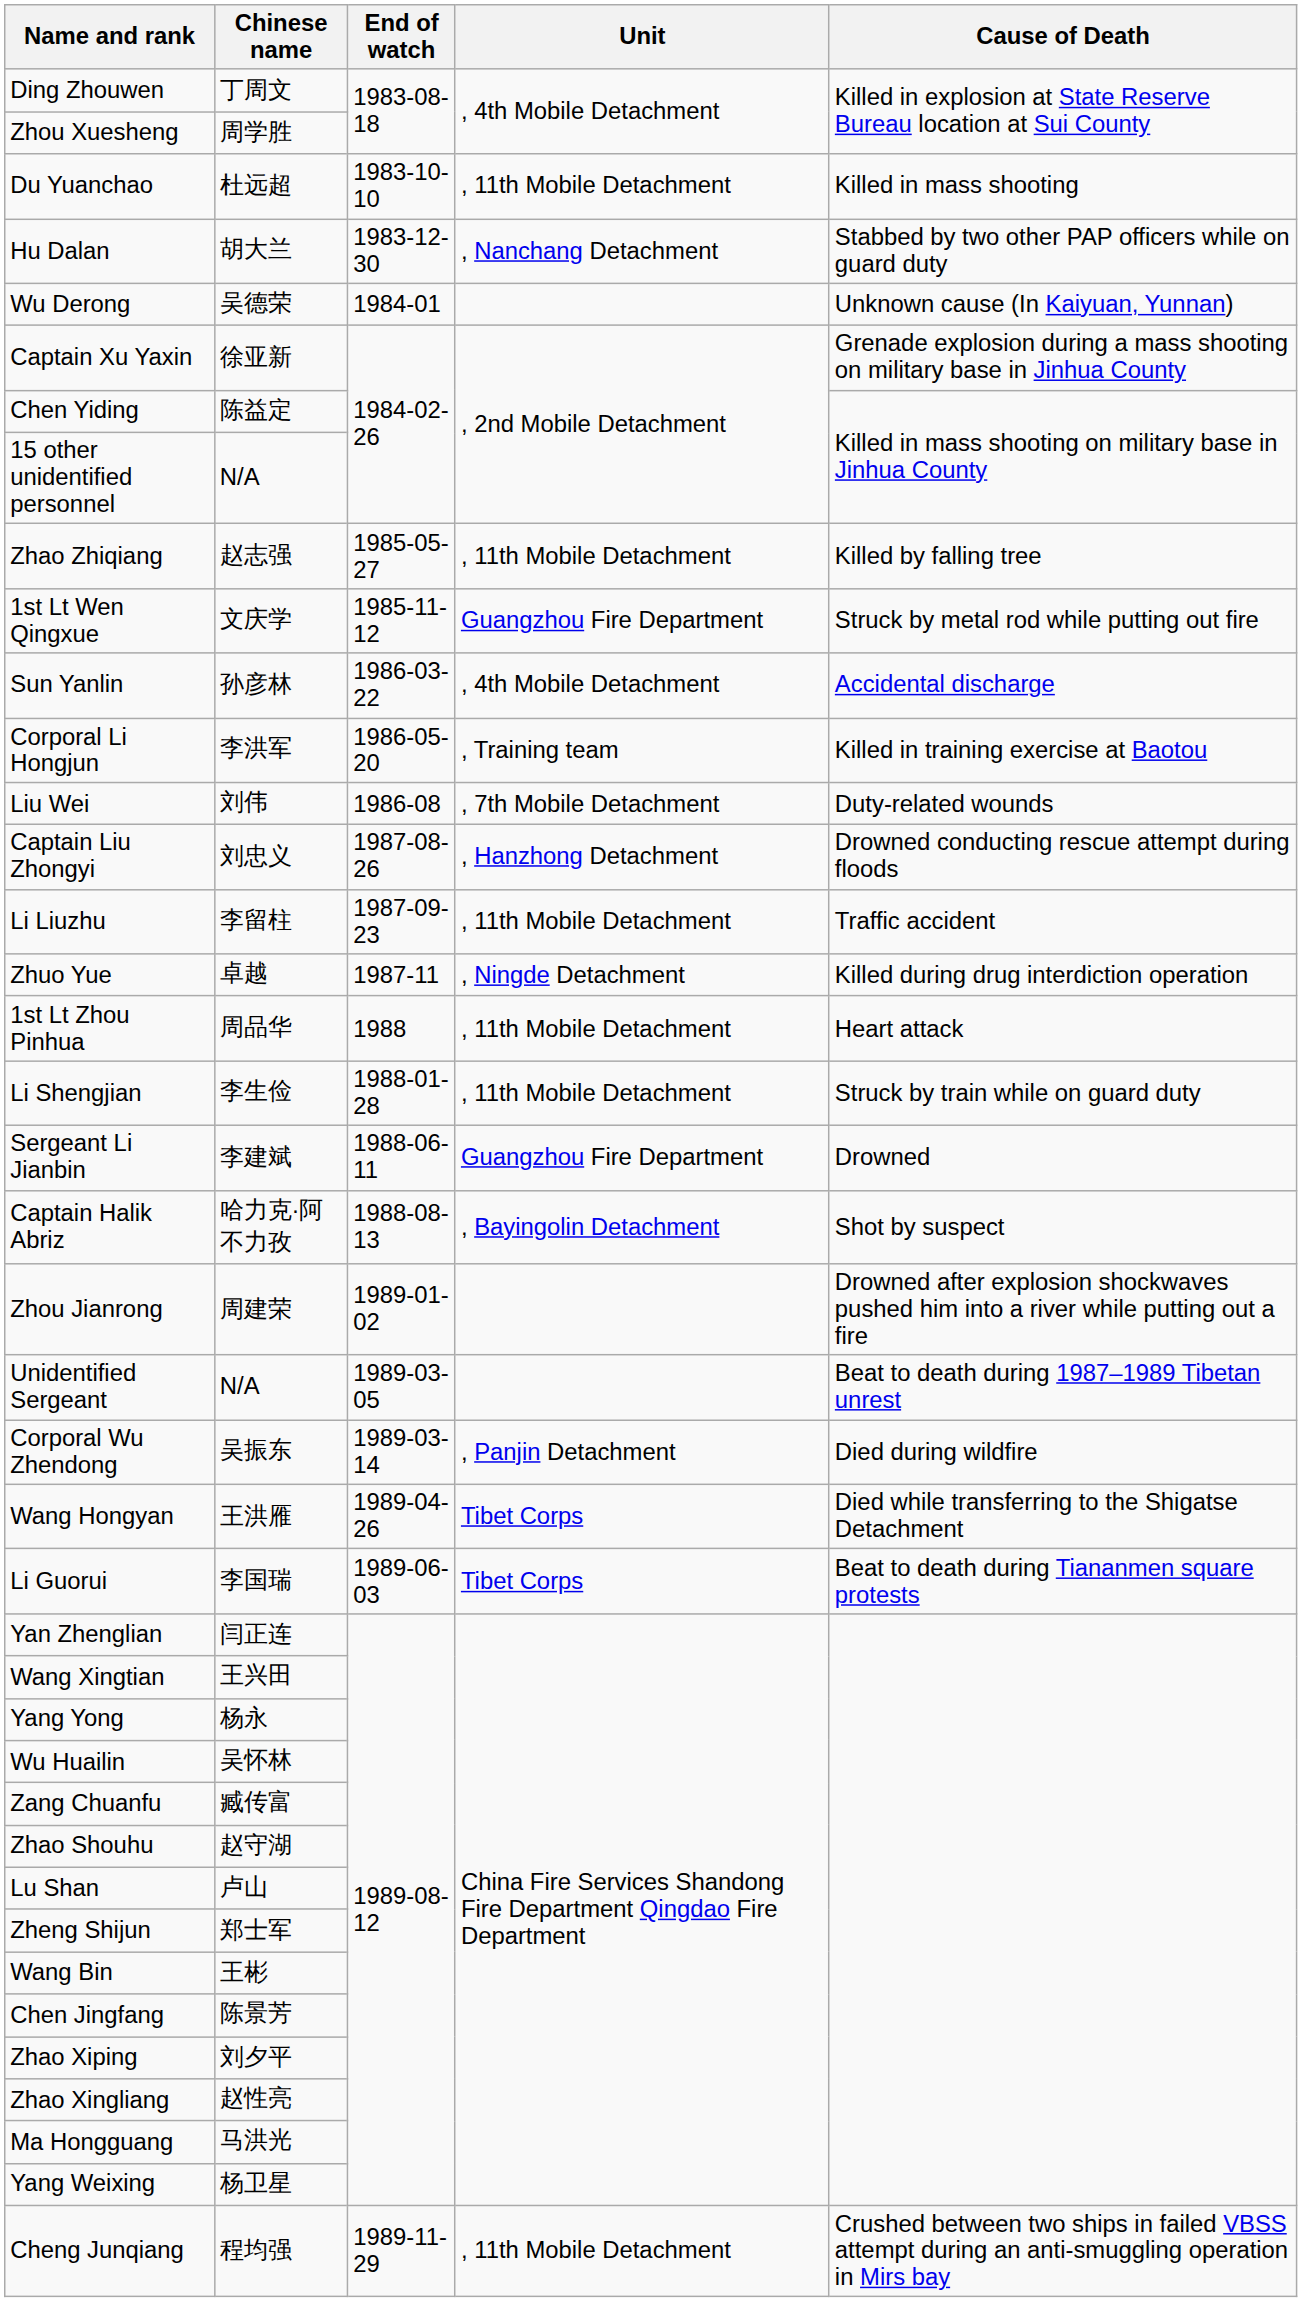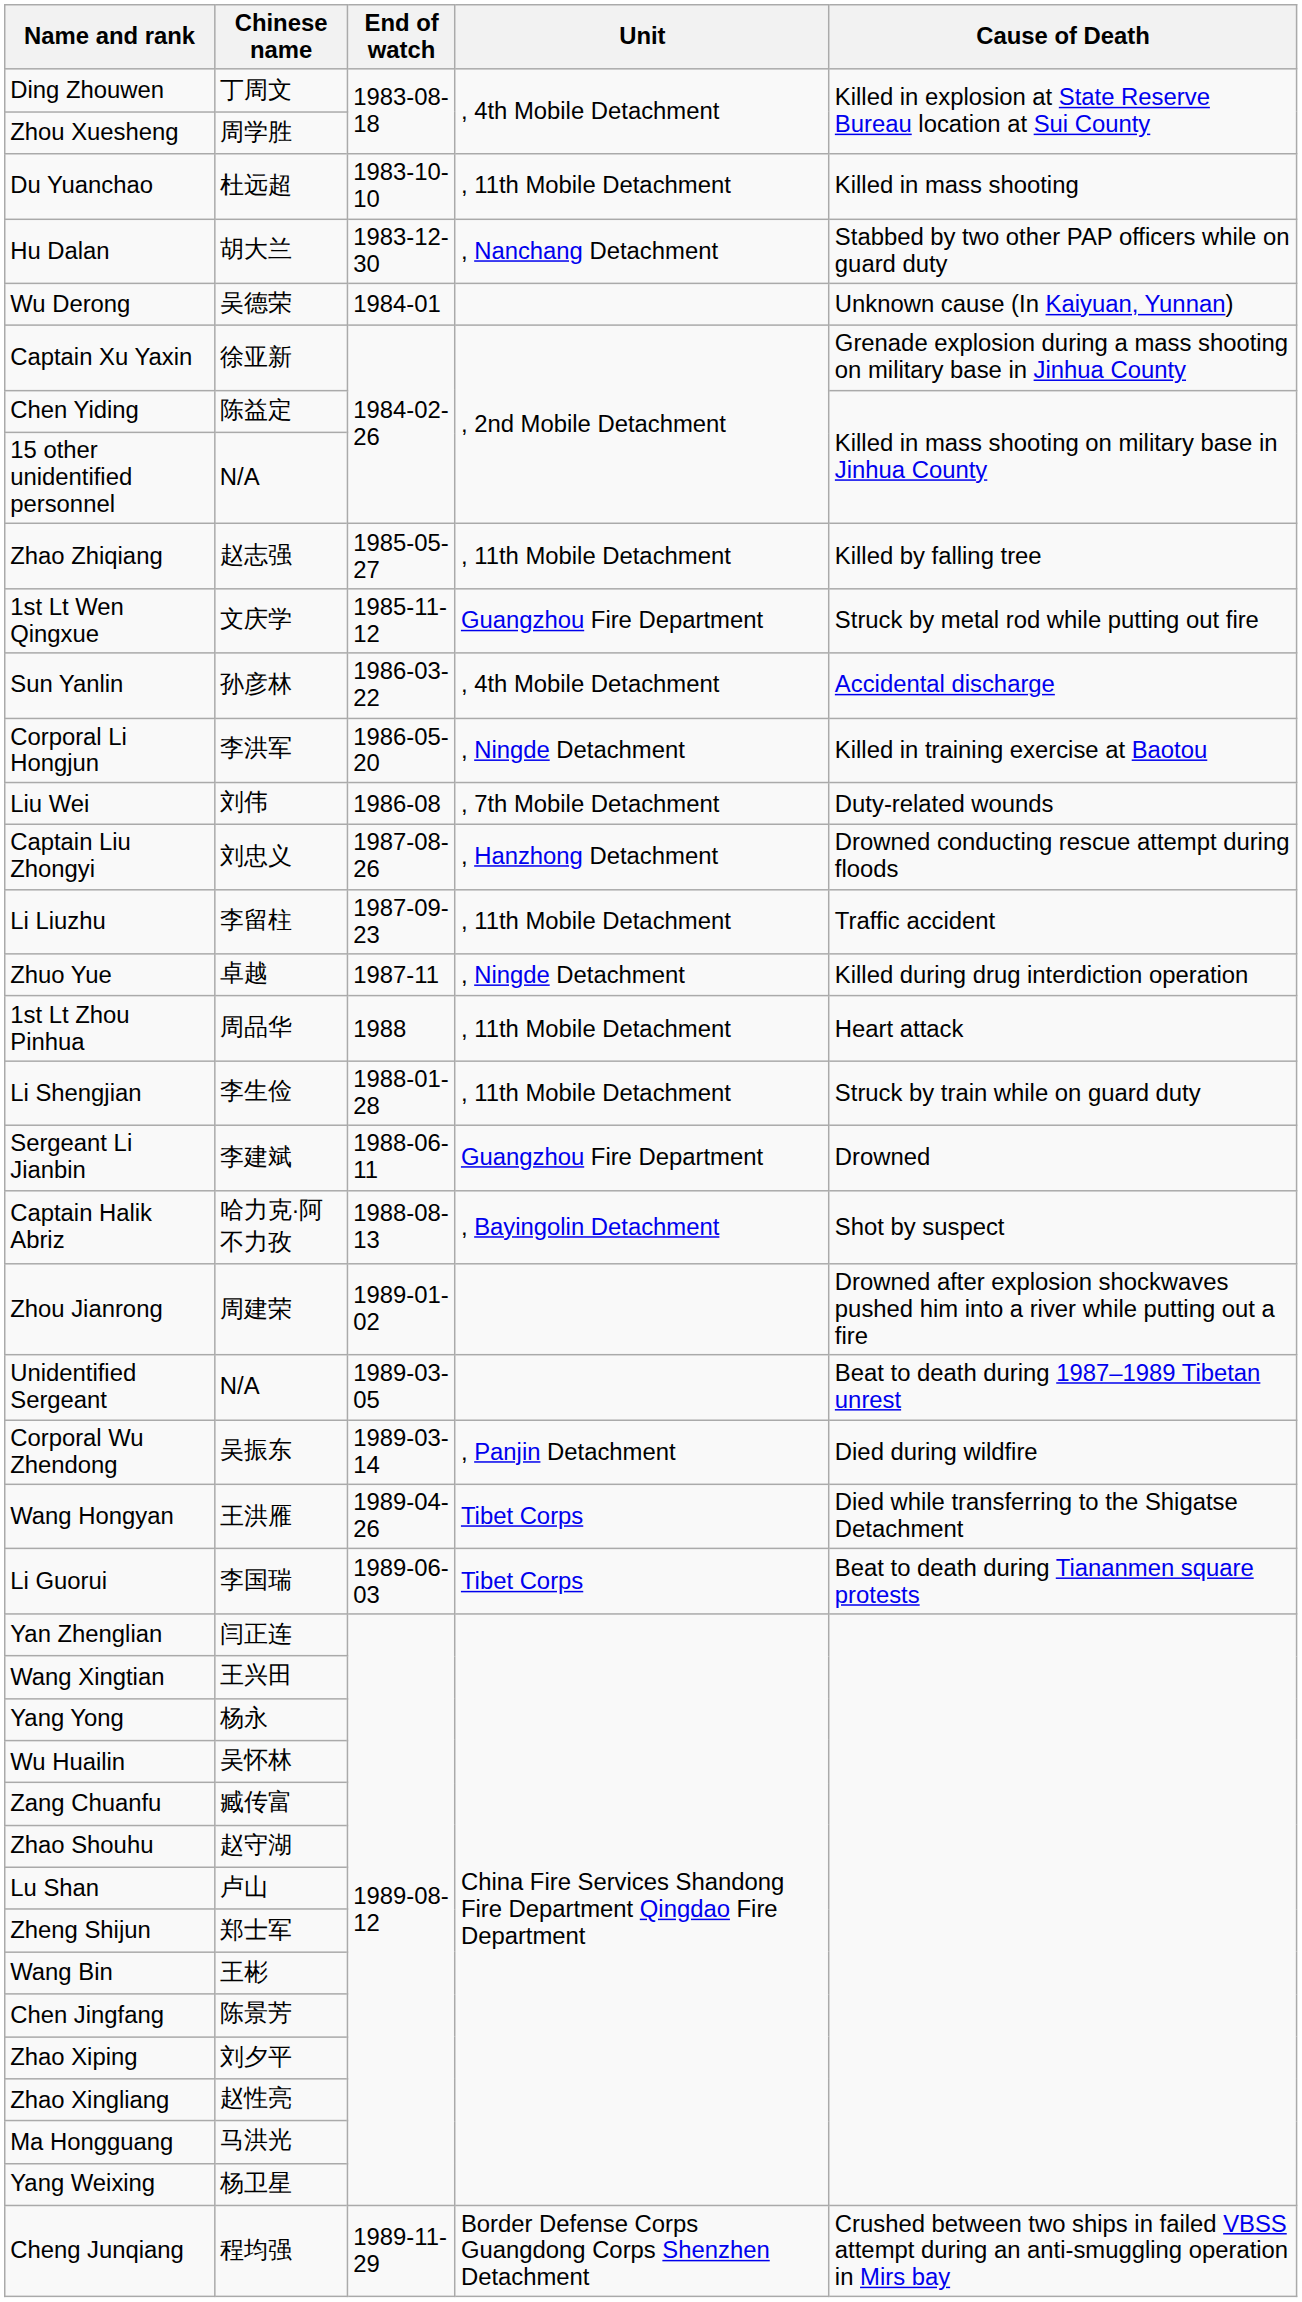(540, 749) , Training team -> (573, 749) , Ningde Detachment
(596, 2250) , 11th Mobile Detachment -> (615, 2250) Border Defense Corps Guangdong Corps Shenzhen Detachment
